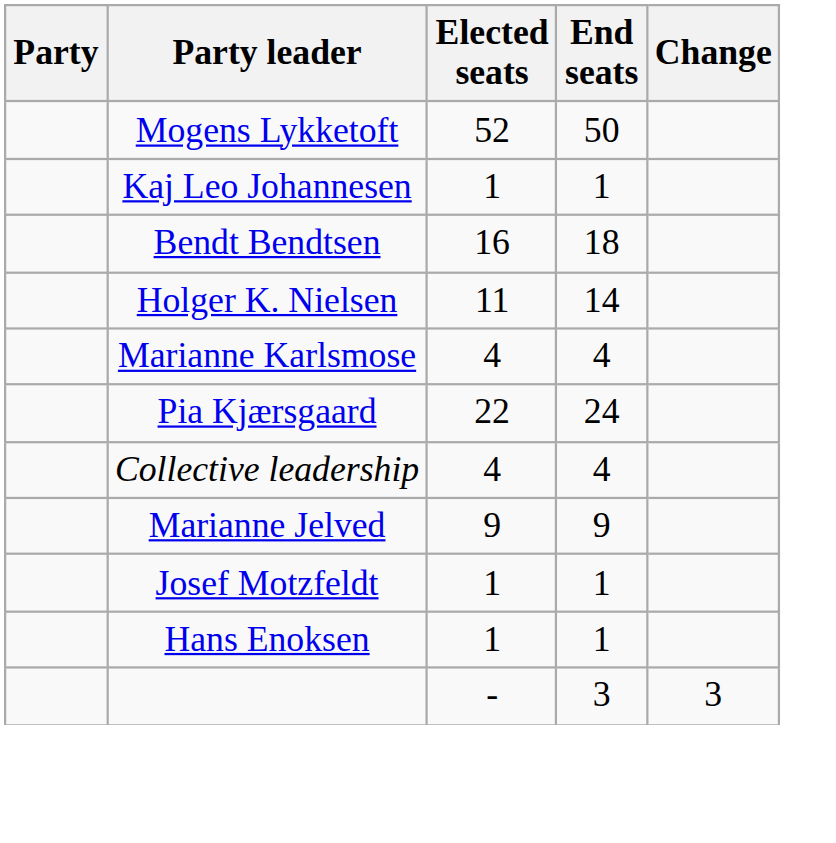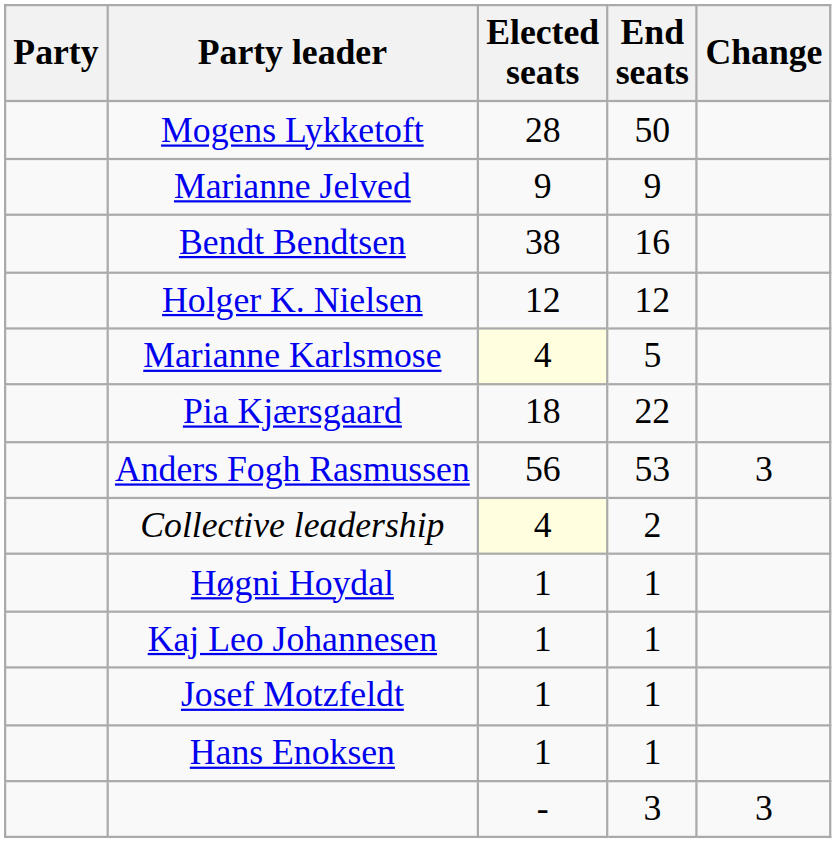(492, 129) 52 -> (543, 129) 28
rows swapped: (267, 525) <-> (267, 186)
(492, 242) 16 -> (543, 242) 38
(602, 242) 18 -> (652, 242) 16
(492, 299) 11 -> (543, 299) 12
(602, 299) 14 -> (652, 299) 12
(492, 355) no background -> (543, 355) lightyellow background
(602, 355) 4 -> (652, 355) 5
(492, 412) 22 -> (543, 412) 18
(602, 412) 24 -> (652, 412) 22
+ row: (292, 469)
(492, 469) no background -> (543, 525) lightyellow background
(602, 469) 4 -> (652, 525) 2
+ row: (292, 582)
